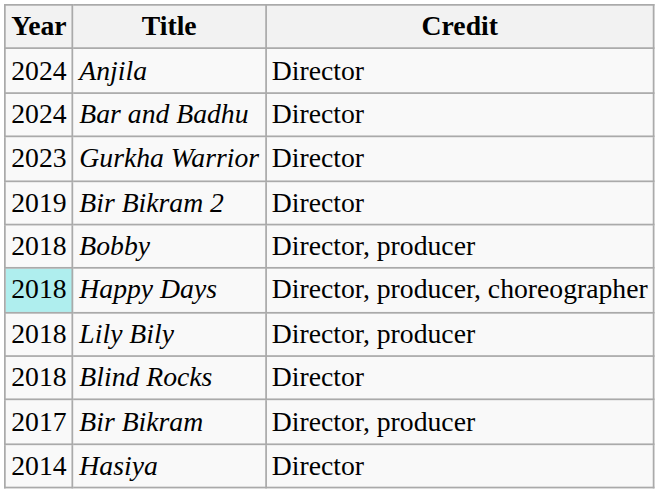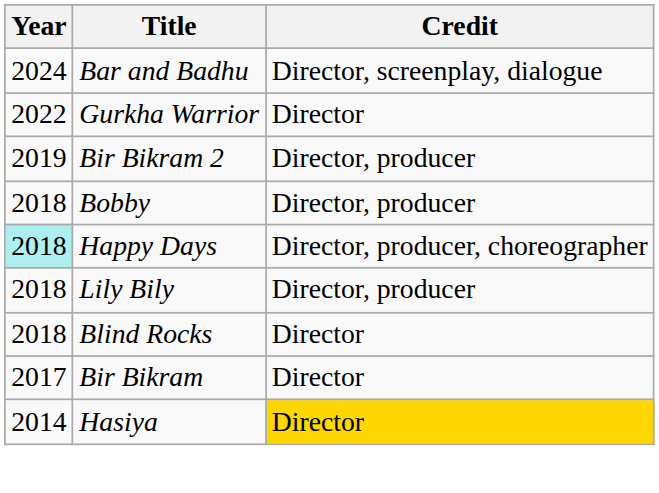- row: (113, 70)
(318, 114) Director -> (437, 70) Director, screenplay, dialogue
(39, 158) 2023 -> (39, 114) 2022
(318, 202) Director -> (373, 158) Director, producer
(373, 421) Director, producer -> (318, 377) Director
(318, 465) no background -> (318, 421) gold background
